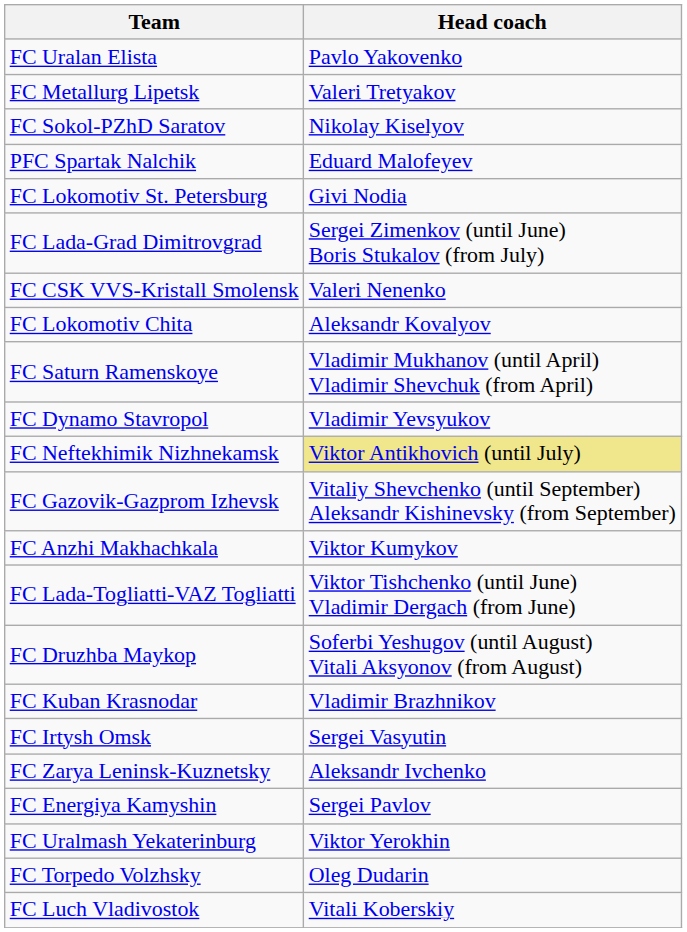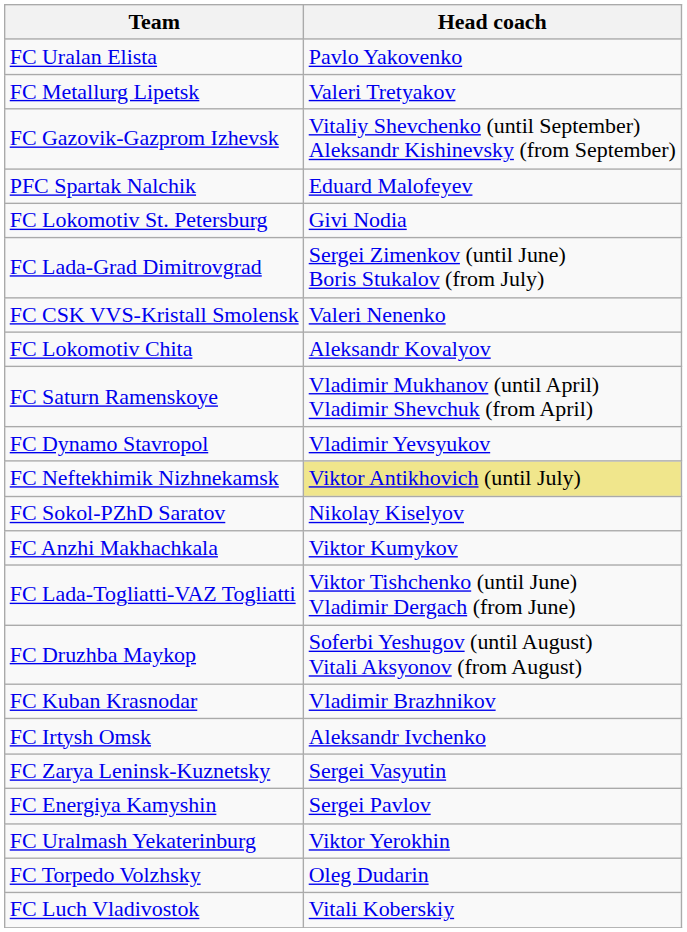rows swapped: (118, 126) <-> (144, 500)
(377, 736) Sergei Vasyutin -> (397, 736) Aleksandr Ivchenko
(397, 770) Aleksandr Ivchenko -> (377, 770) Sergei Vasyutin
